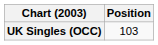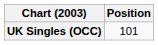(129, 31) 103 -> (129, 31) 101
